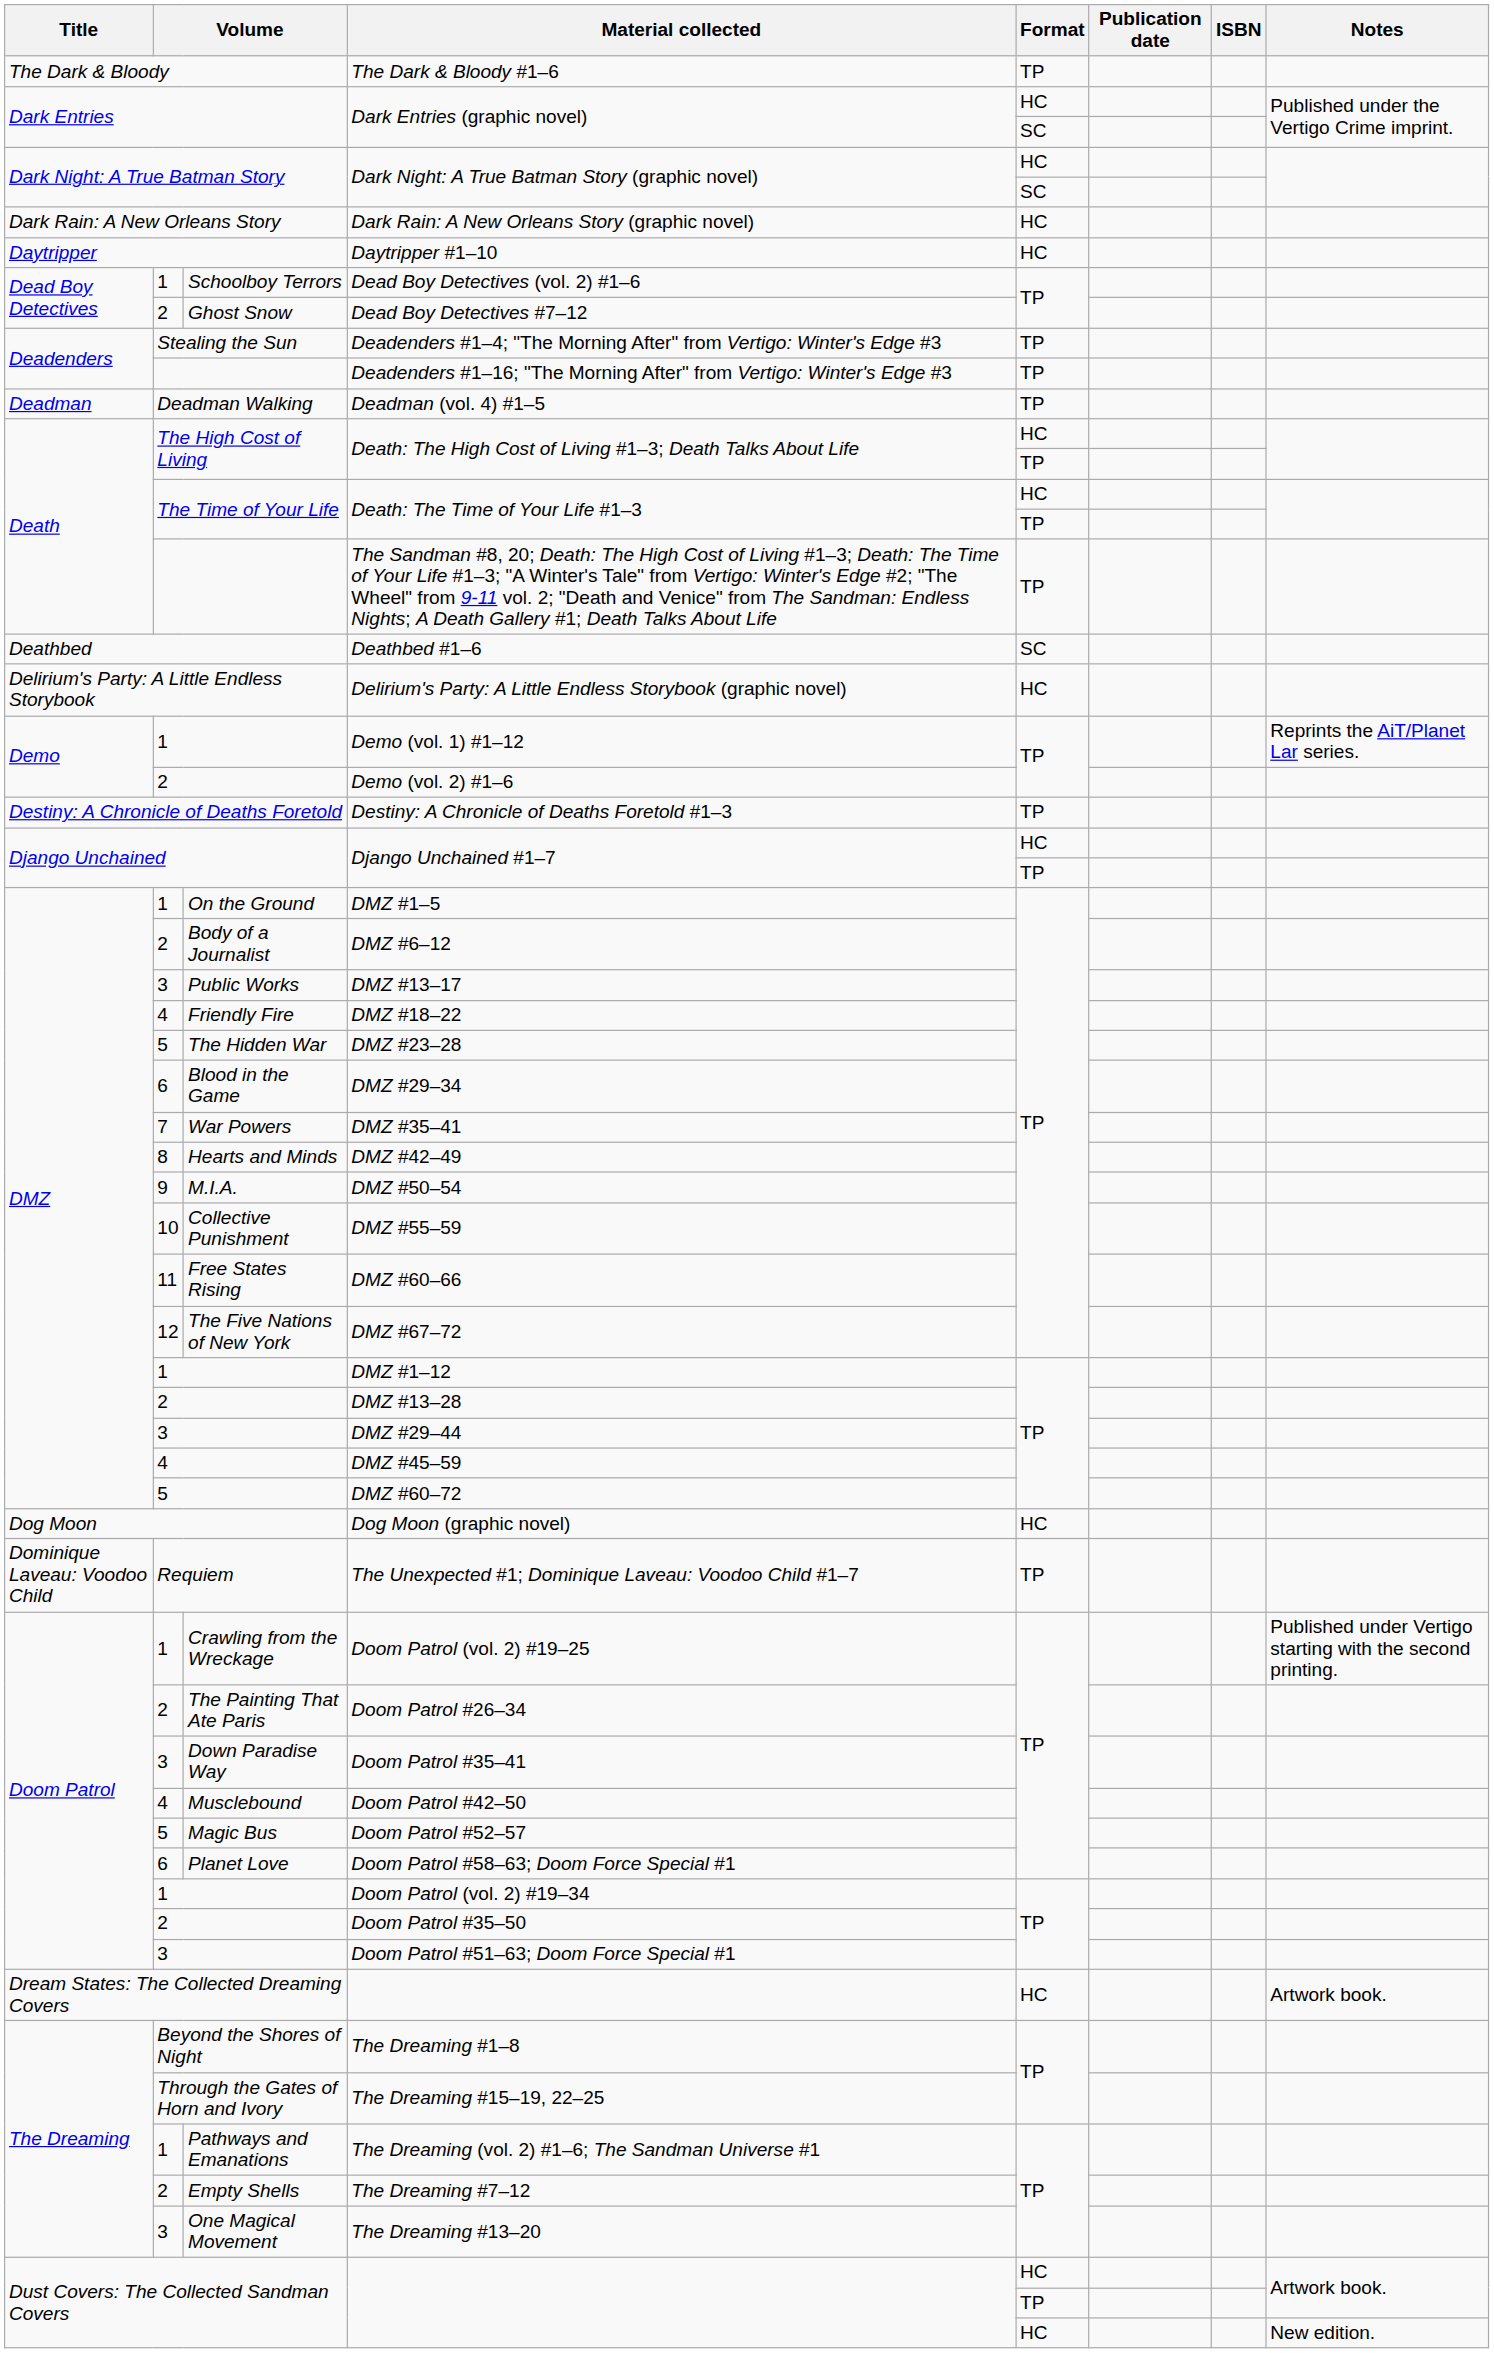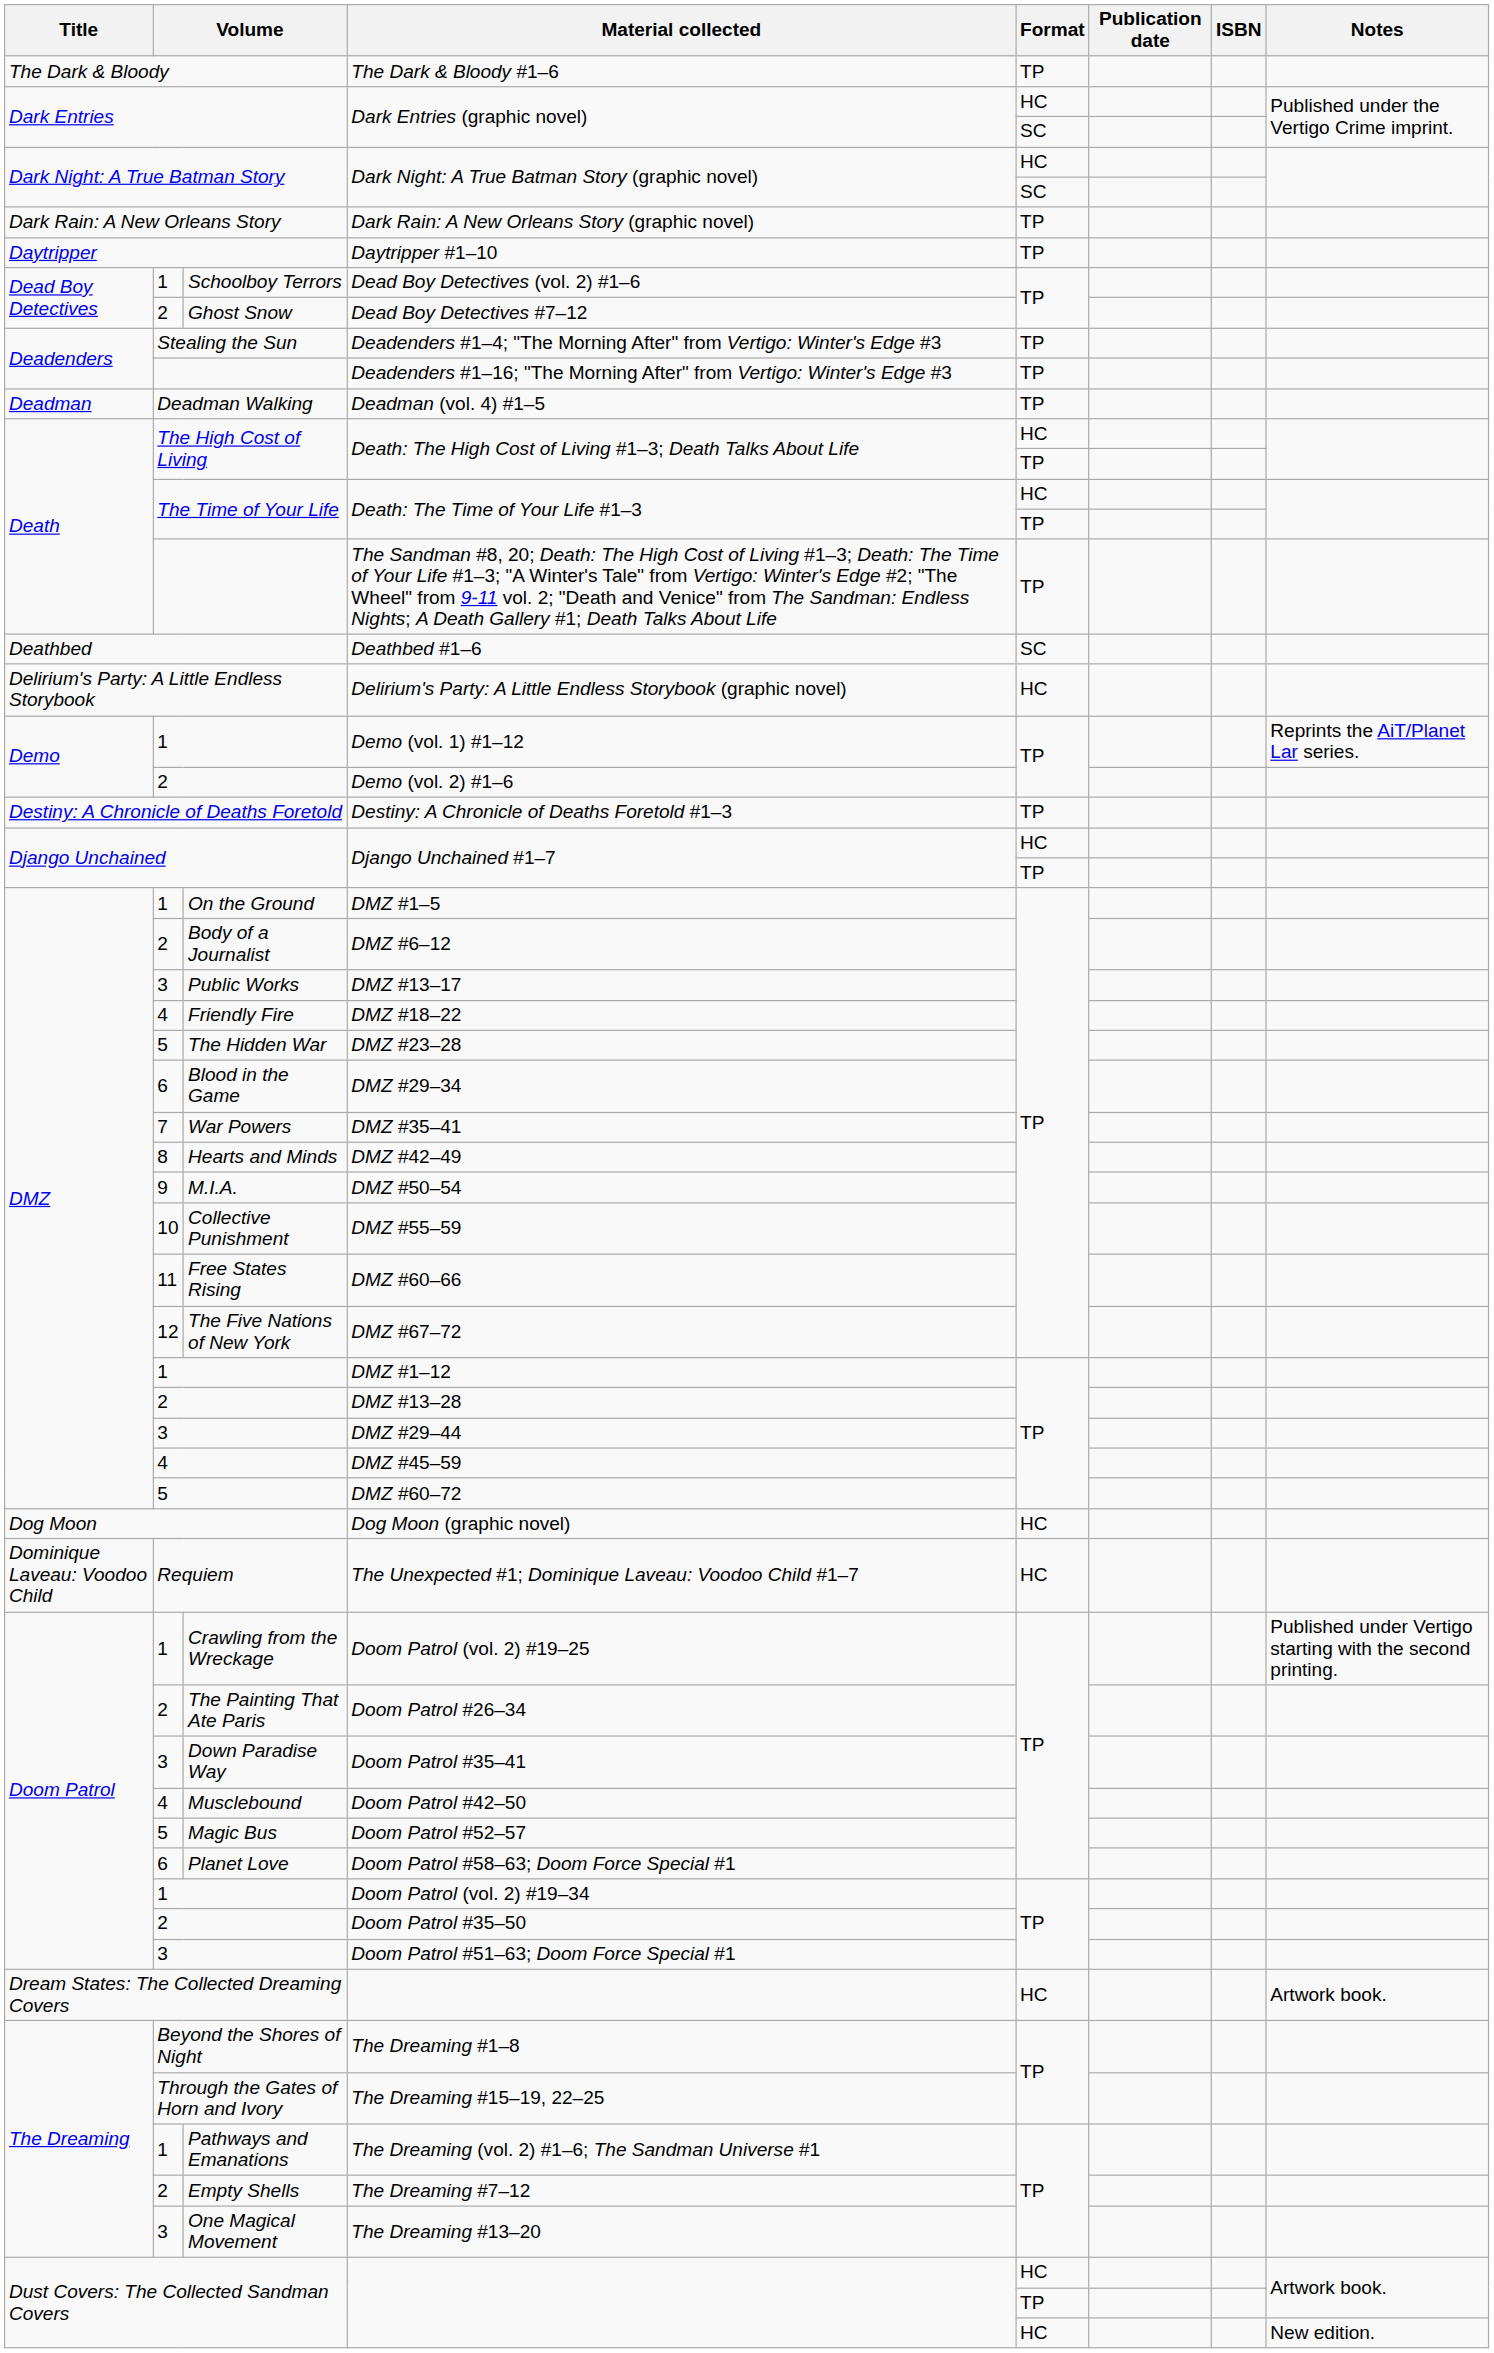(1034, 222) HC -> (1032, 222) TP
(1034, 252) HC -> (1032, 252) TP
(1032, 1575) TP -> (1034, 1575) HC
